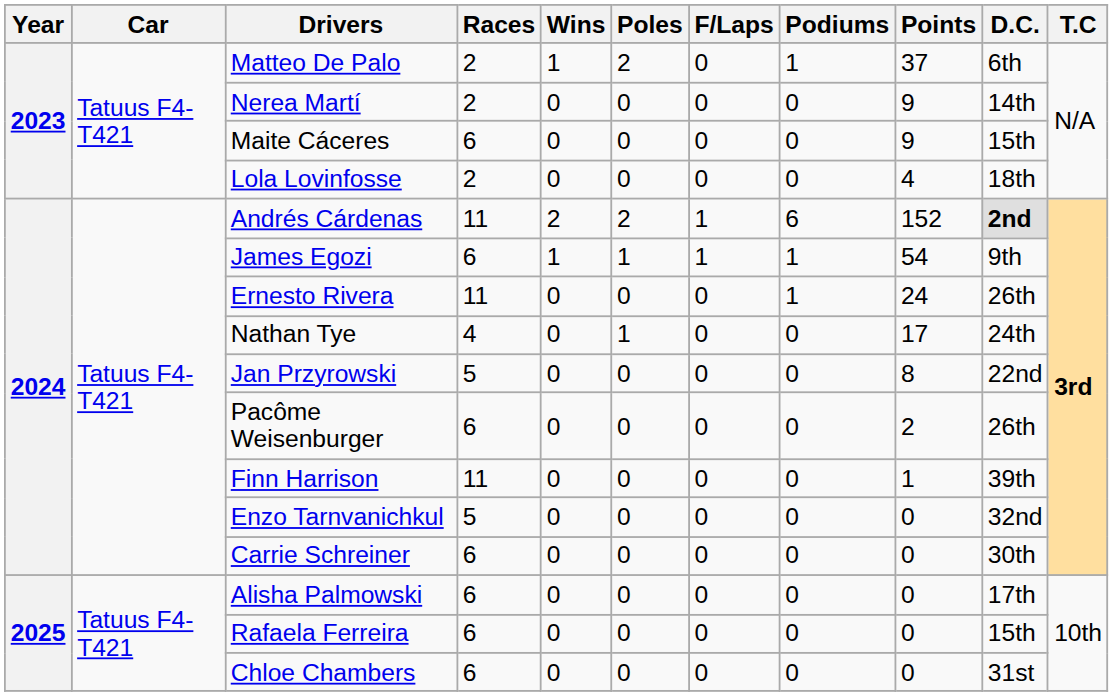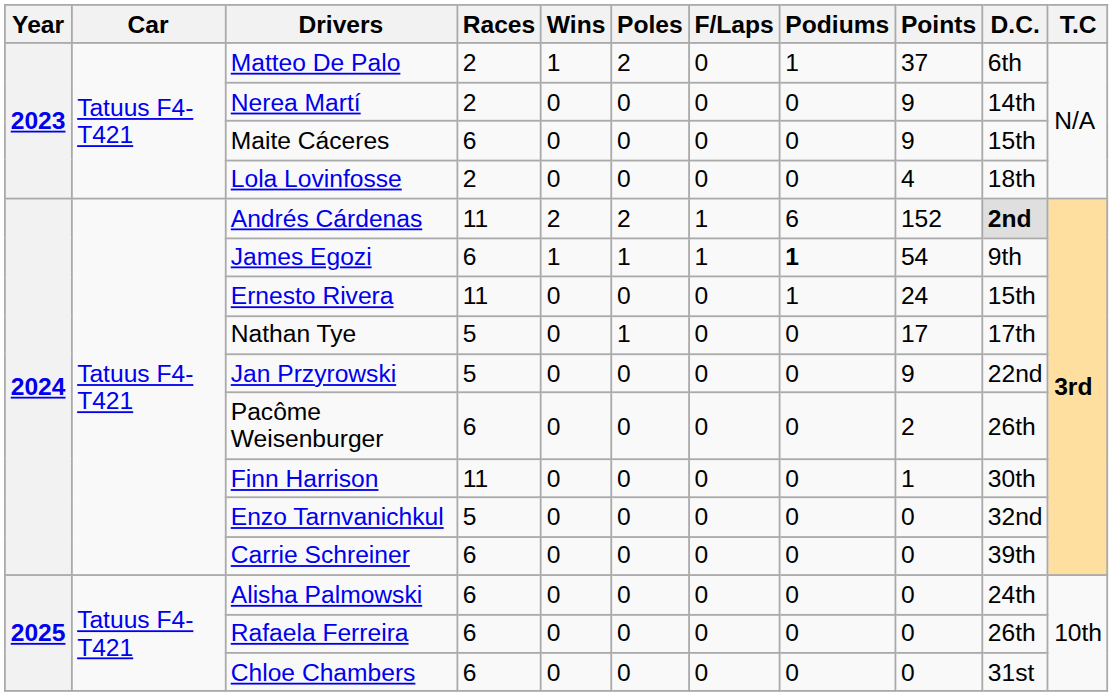(792, 257) normal -> (792, 257) bold
(1012, 296) 26th -> (1012, 296) 15th
(470, 334) 4 -> (470, 334) 5
(1012, 334) 24th -> (1012, 334) 17th
(908, 373) 8 -> (908, 373) 9
(1012, 478) 39th -> (1012, 478) 30th
(1012, 555) 30th -> (1012, 555) 39th
(1012, 594) 17th -> (1012, 594) 24th
(1012, 633) 15th -> (1012, 633) 26th
